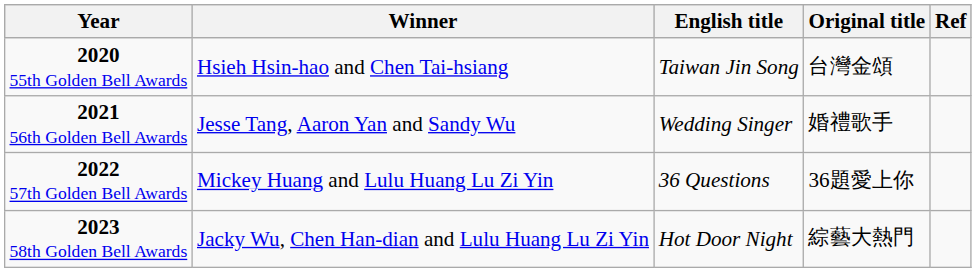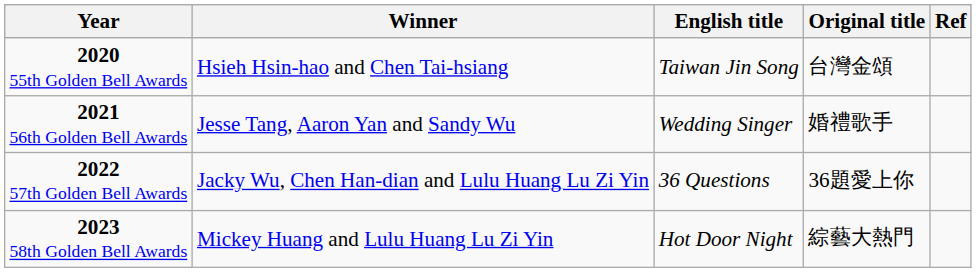(375, 181) Mickey Huang and Lulu Huang Lu Zi Yin -> (423, 181) Jacky Wu, Chen Han-dian and Lulu Huang Lu Zi Yin
(423, 238) Jacky Wu, Chen Han-dian and Lulu Huang Lu Zi Yin -> (375, 238) Mickey Huang and Lulu Huang Lu Zi Yin
